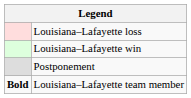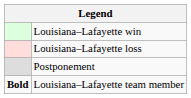rows swapped: (87, 49) <-> (88, 31)
